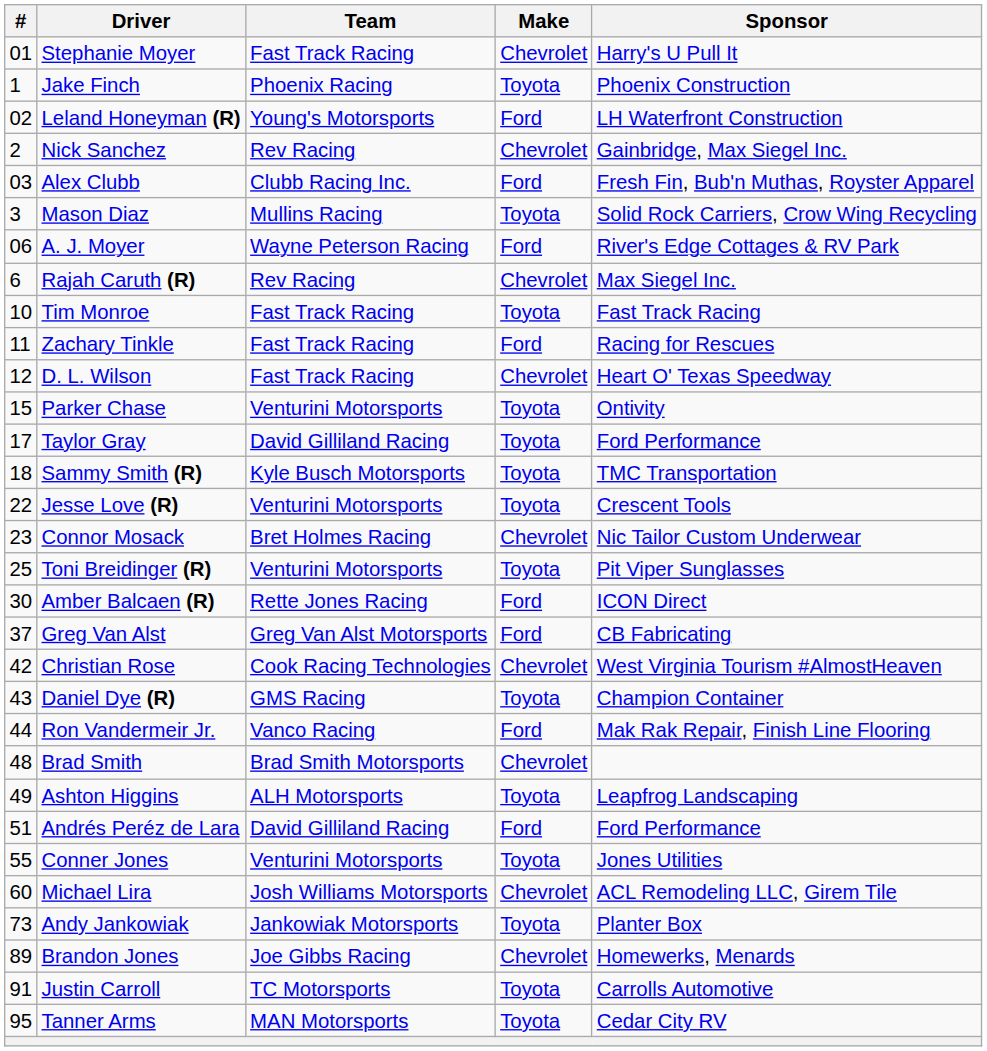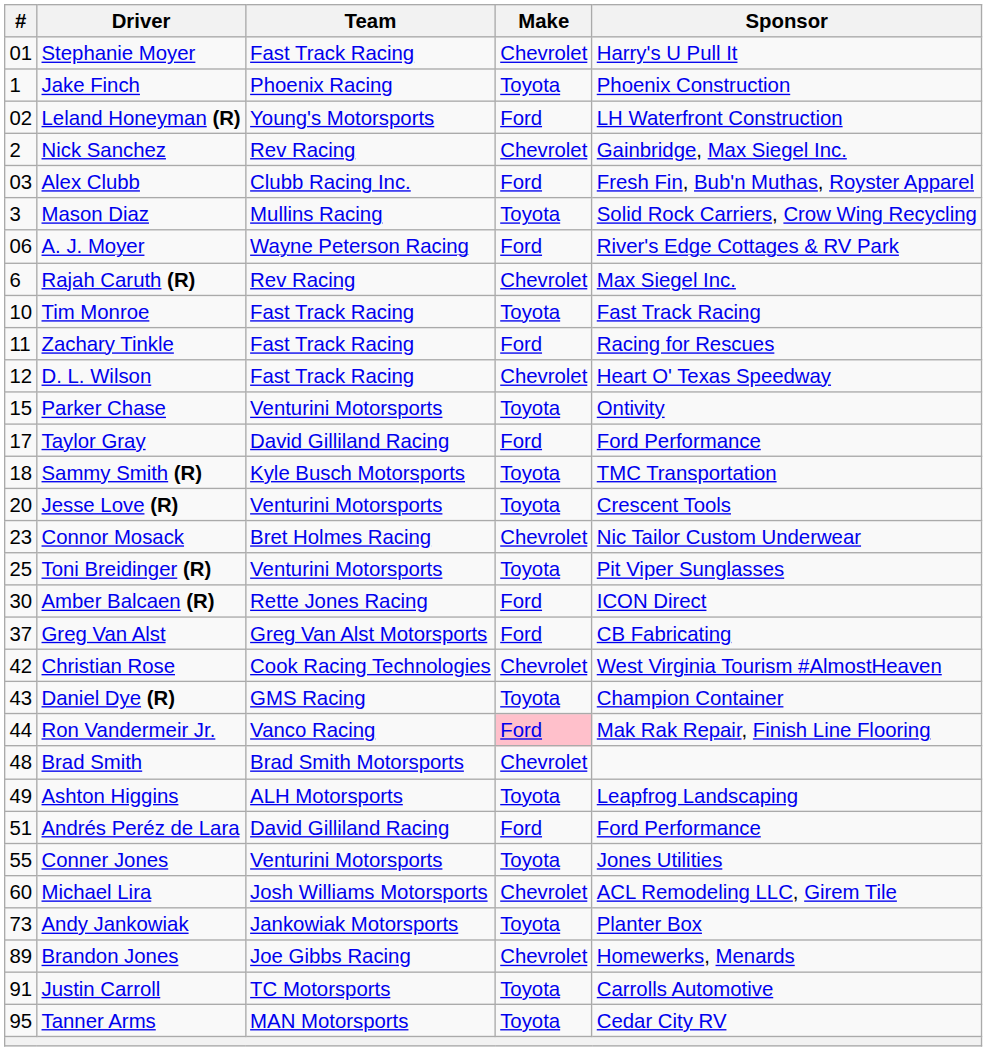(530, 440) Toyota -> (521, 440) Ford
(21, 505) 22 -> (21, 505) 20
(521, 730) no background -> (521, 730) pink background
